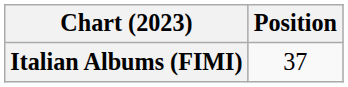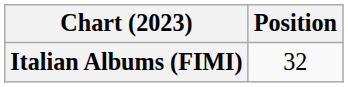(295, 61) 37 -> (295, 61) 32
